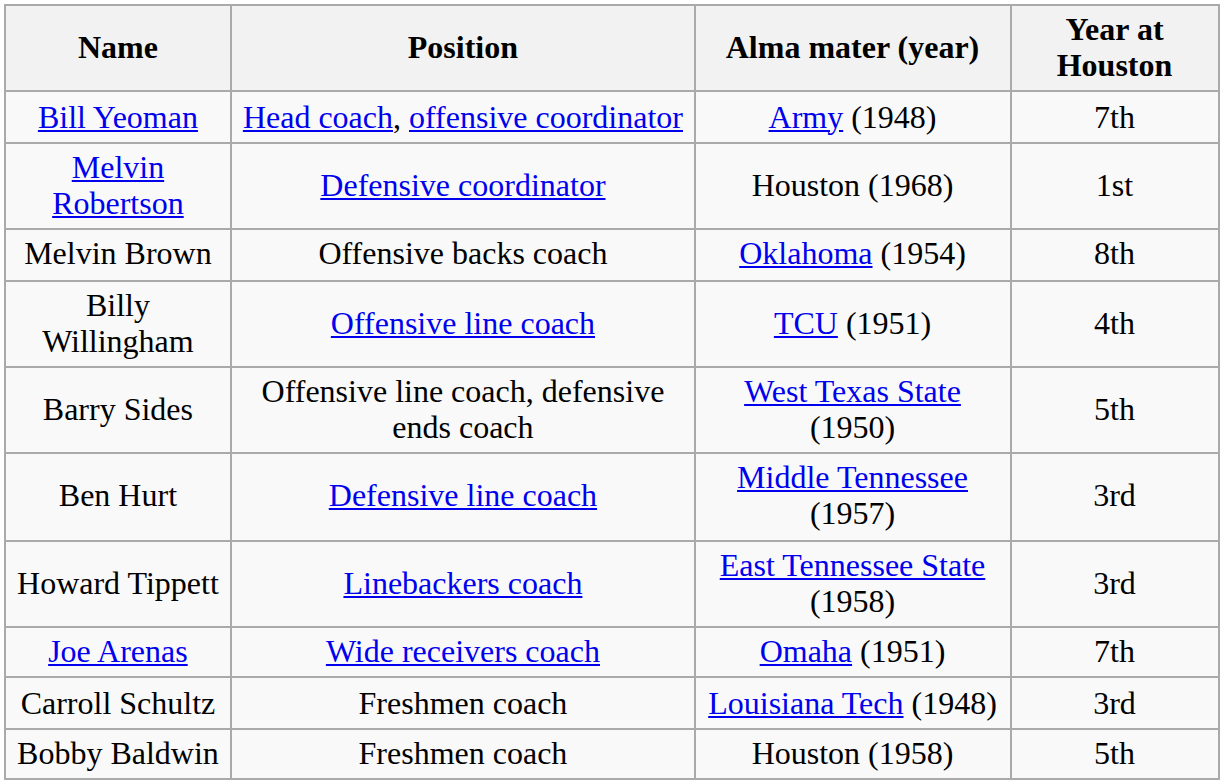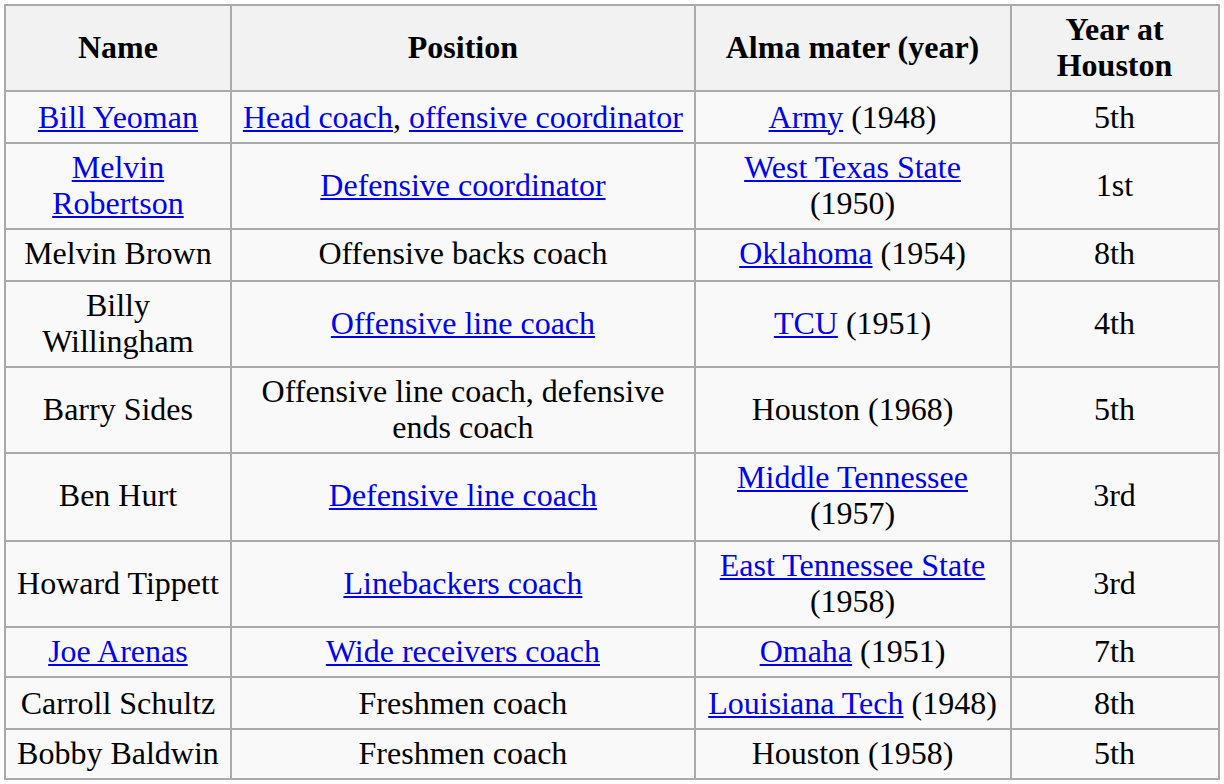(1115, 116) 7th -> (1115, 116) 5th
(853, 185) Houston (1968) -> (853, 185) West Texas State (1950)
(853, 409) West Texas State (1950) -> (853, 409) Houston (1968)
(1115, 702) 3rd -> (1115, 702) 8th
